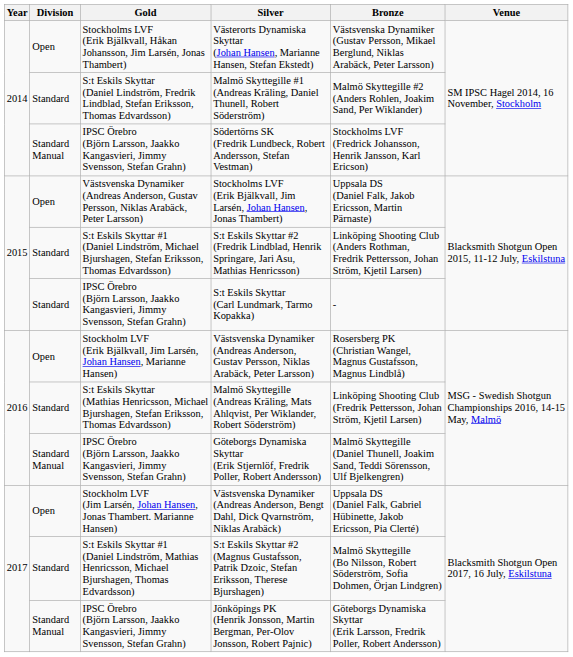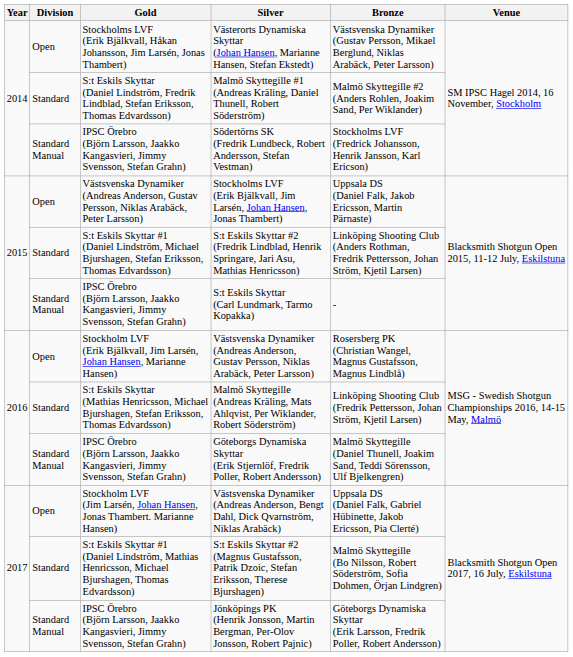(51, 304) Standard -> (51, 304) Standard Manual
